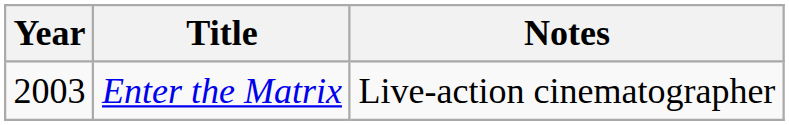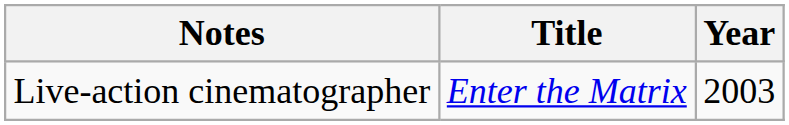columns swapped: (49, 33) <-> (567, 33)
